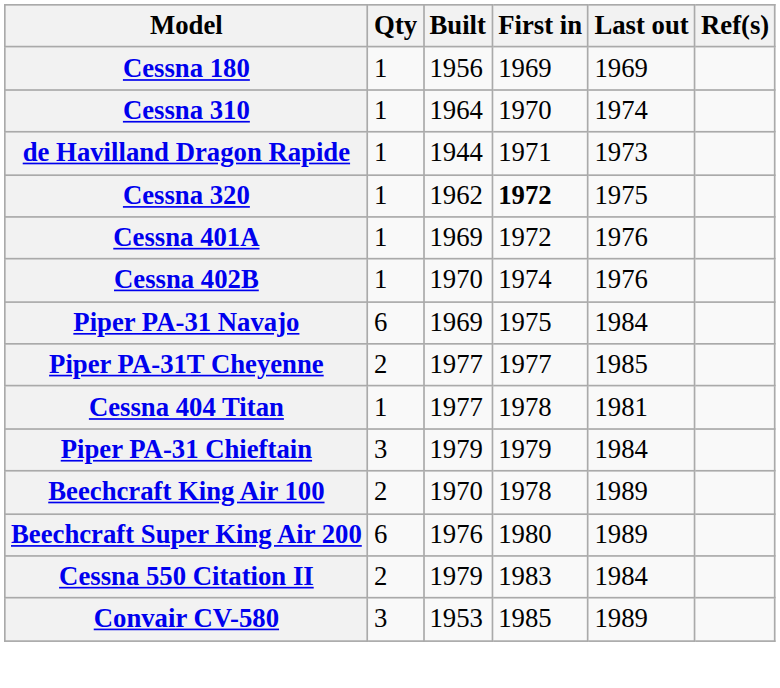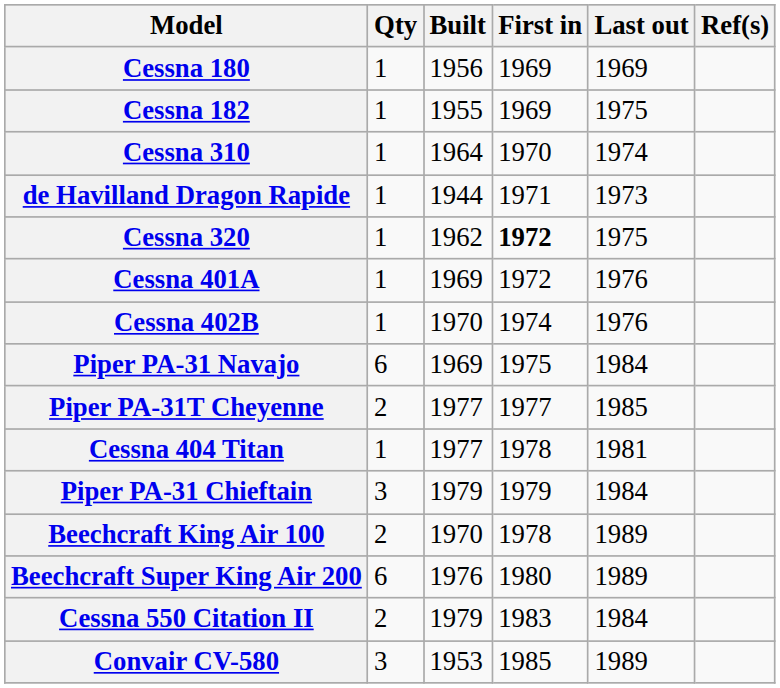+ row: (186, 110)
